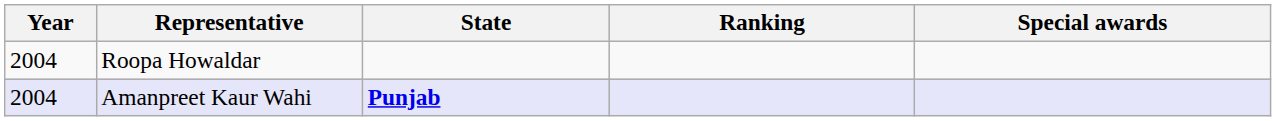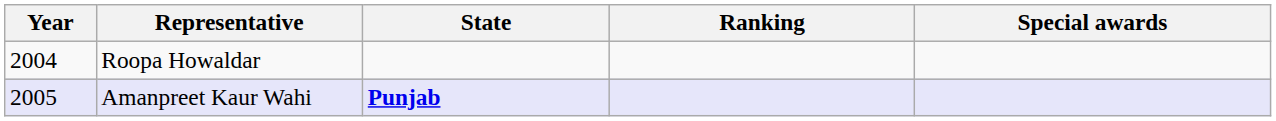(33, 97) 2004 -> (33, 97) 2005
